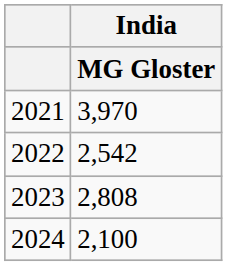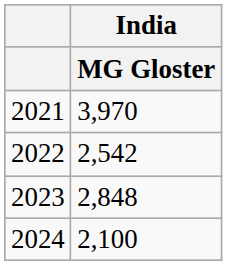(107, 196) 2,808 -> (107, 196) 2,848
